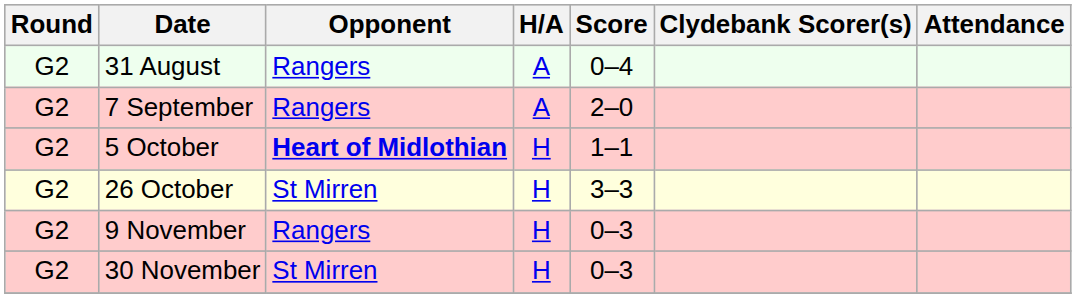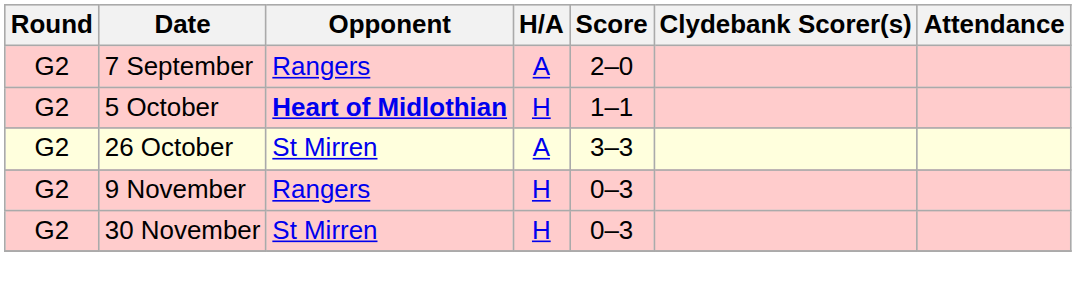- row: (162, 66)
(541, 189) H -> (541, 148) A
